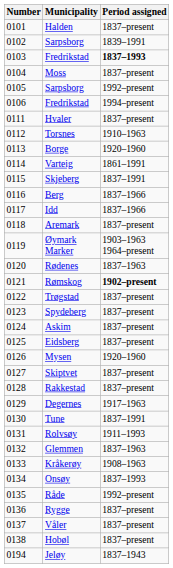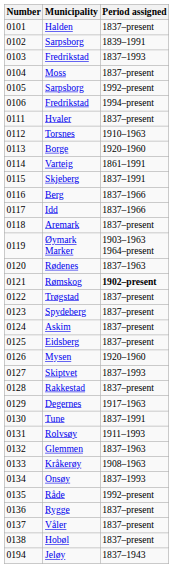(124, 57) bold -> (124, 57) normal
(128, 373) 1837–present -> (124, 373) 1837–1993
